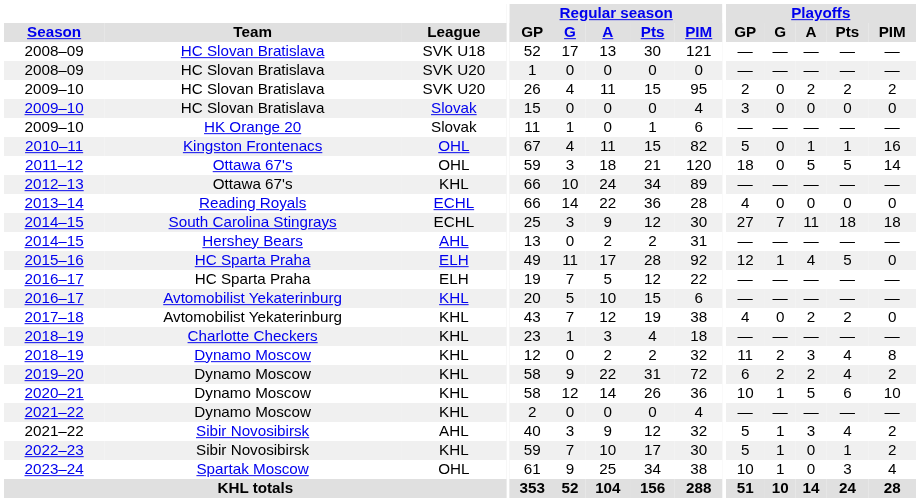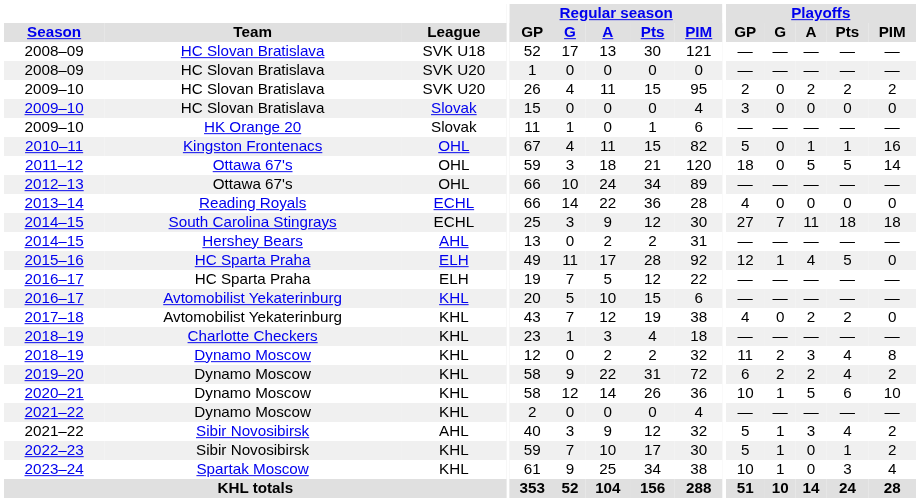(454, 184) KHL -> (454, 184) OHL
(454, 469) OHL -> (454, 469) KHL
